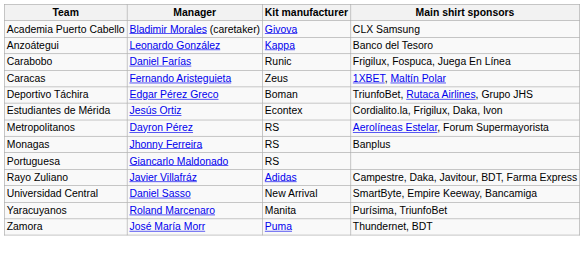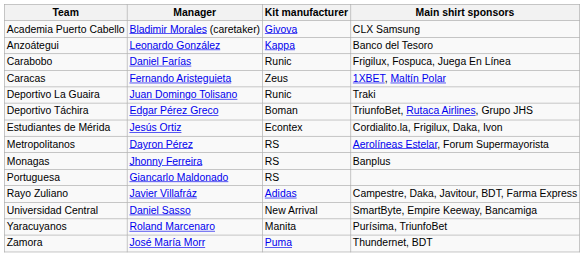+ row: (53, 95)
